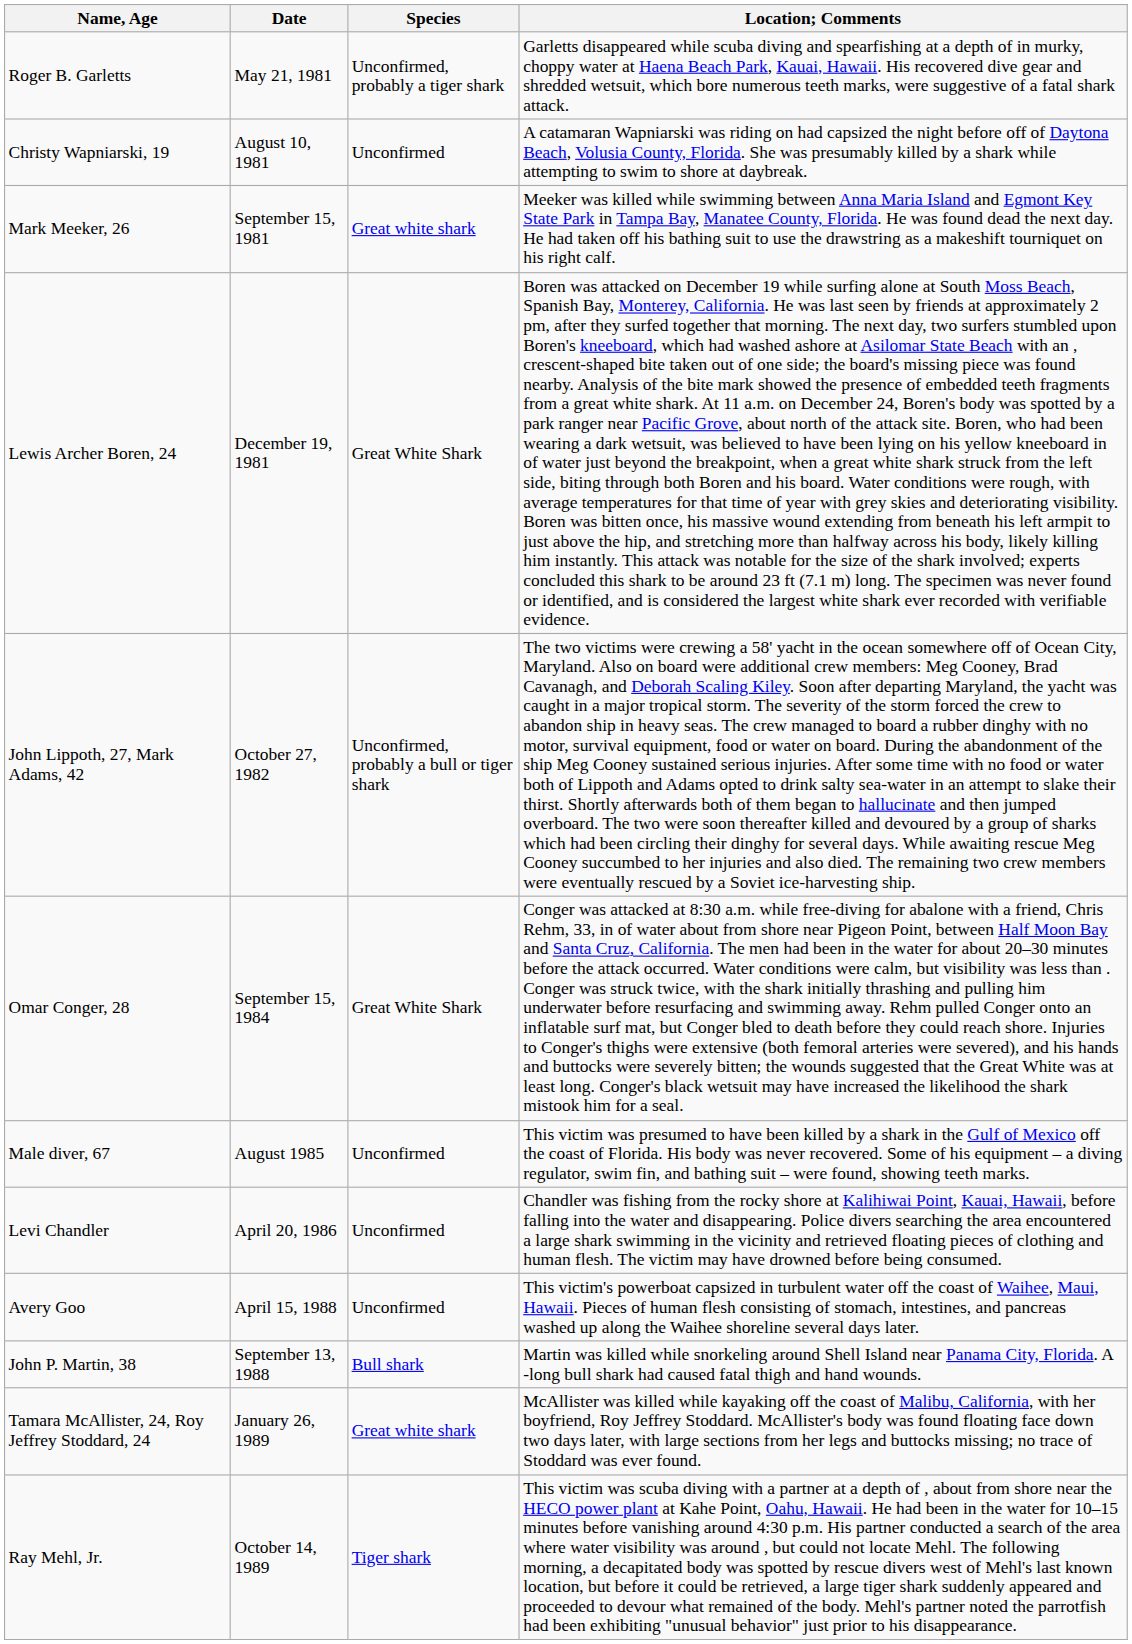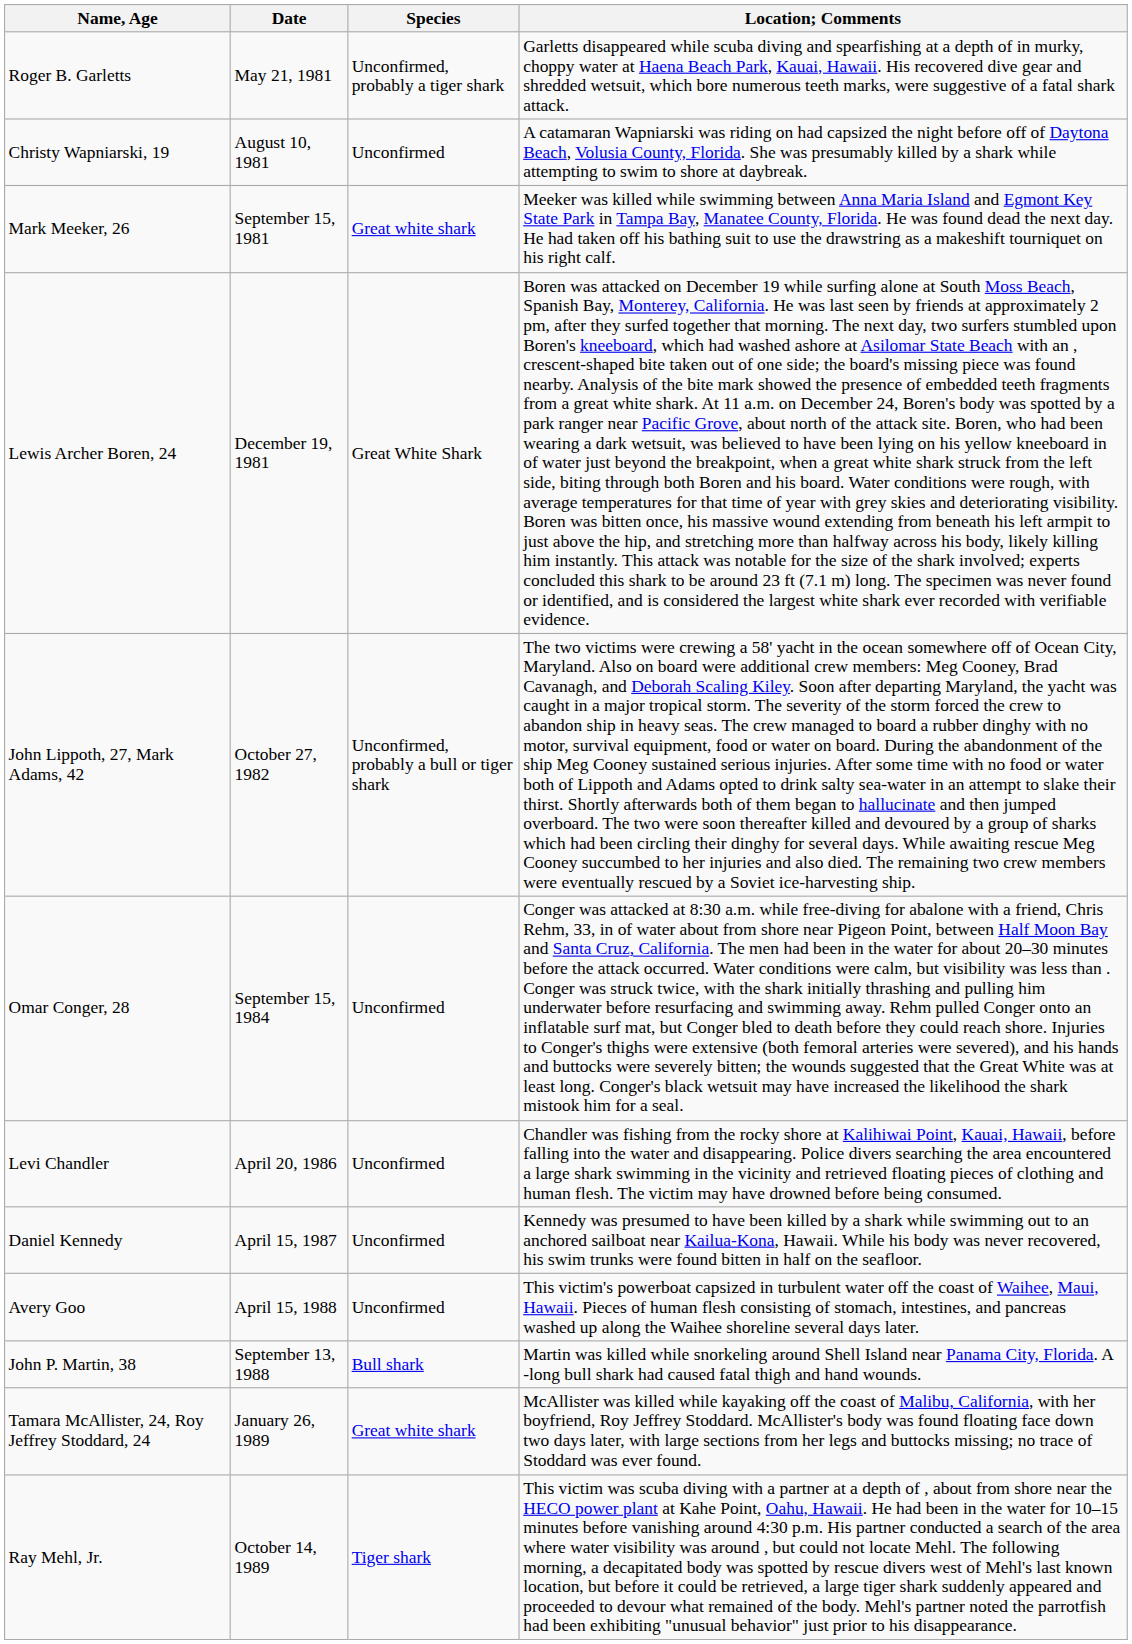(417, 1008) Great White Shark -> (398, 1008) Unconfirmed
- row: (59, 1153)
+ row: (65, 1240)
